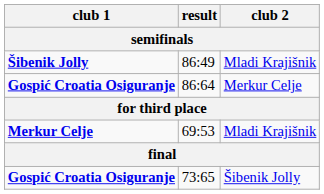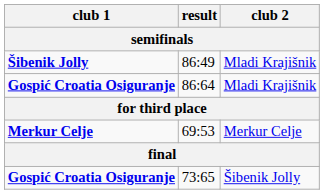(263, 85) Merkur Celje -> (270, 85) Mladi Krajišnik
(270, 131) Mladi Krajišnik -> (263, 131) Merkur Celje
